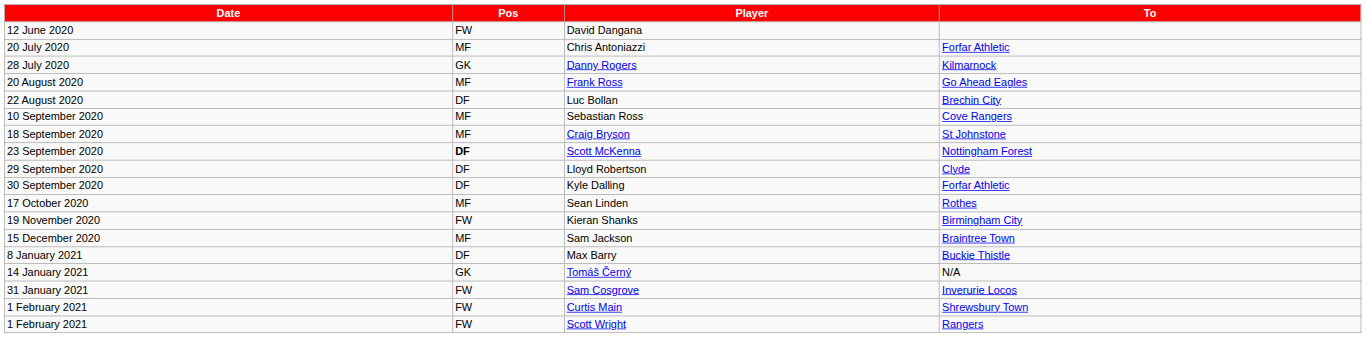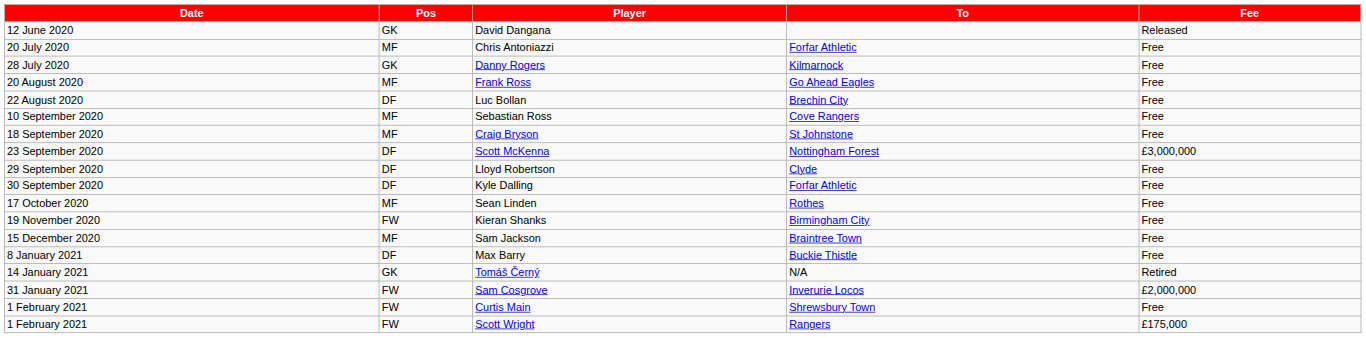+ column: (1250, 13)
(464, 31) FW -> (390, 31) GK
(462, 152) bold -> (389, 152) normal
